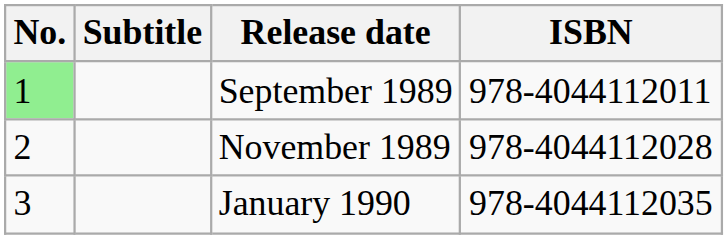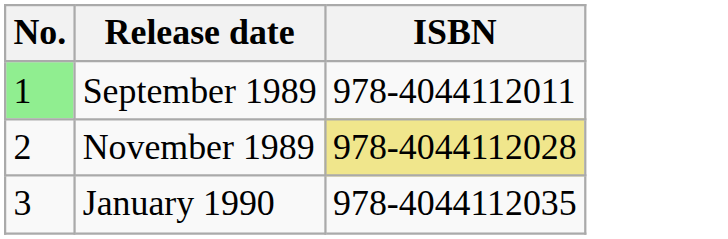- column: (142, 32)
(591, 146) no background -> (455, 146) khaki background
